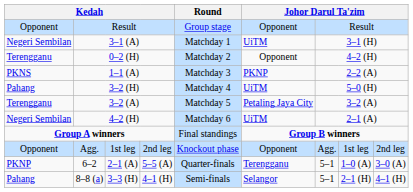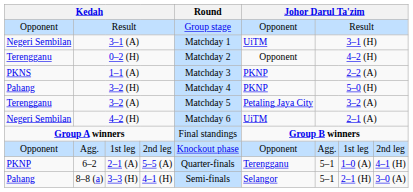(255, 88) UiTM -> (256, 88) PKNP
(391, 164) 3–0 (A) -> (391, 164) 4–1 (H)
(391, 179) 4–1 (H) -> (391, 179) 3–0 (A)
